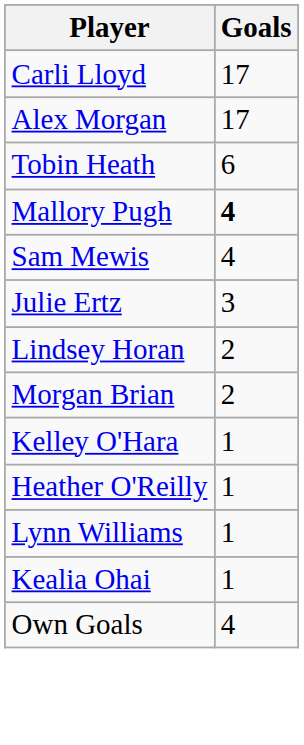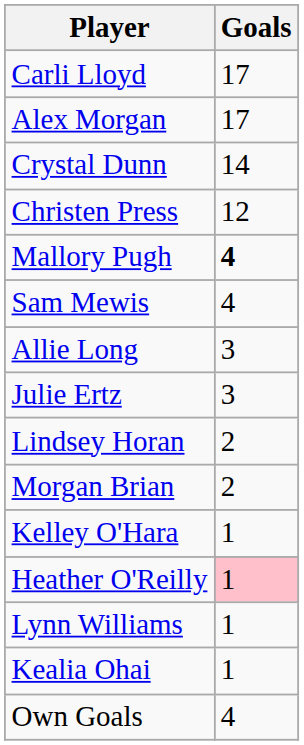+ row: (89, 165)
+ row: (95, 211)
- row: (83, 165)
+ row: (75, 348)
(228, 486) no background -> (228, 578) pink background
